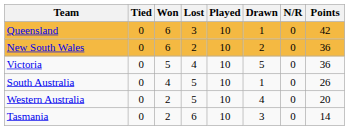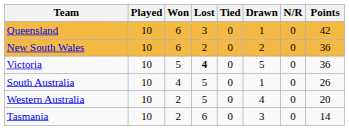columns swapped: (225, 13) <-> (141, 13)
(194, 64) normal -> (204, 64) bold
